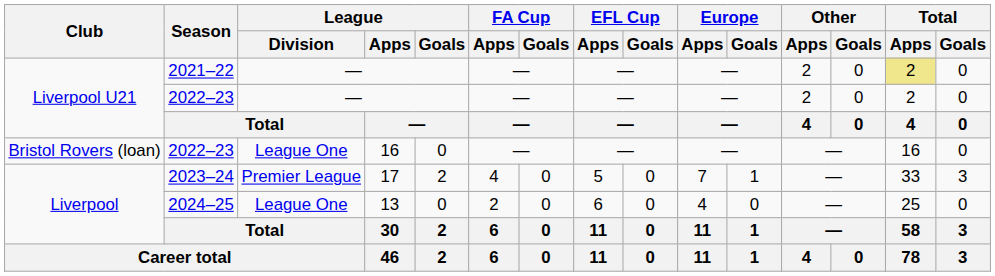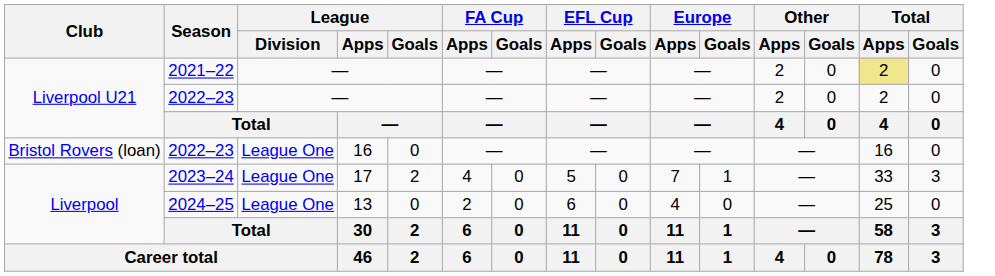(301, 177) Premier League -> (288, 177) League One
